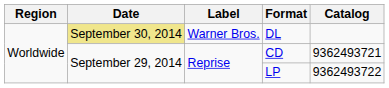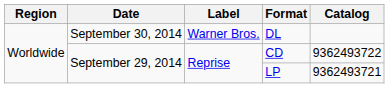(126, 33) khaki background -> (126, 33) no background
(347, 53) 9362493721 -> (347, 53) 9362493722
(347, 72) 9362493722 -> (347, 72) 9362493721
